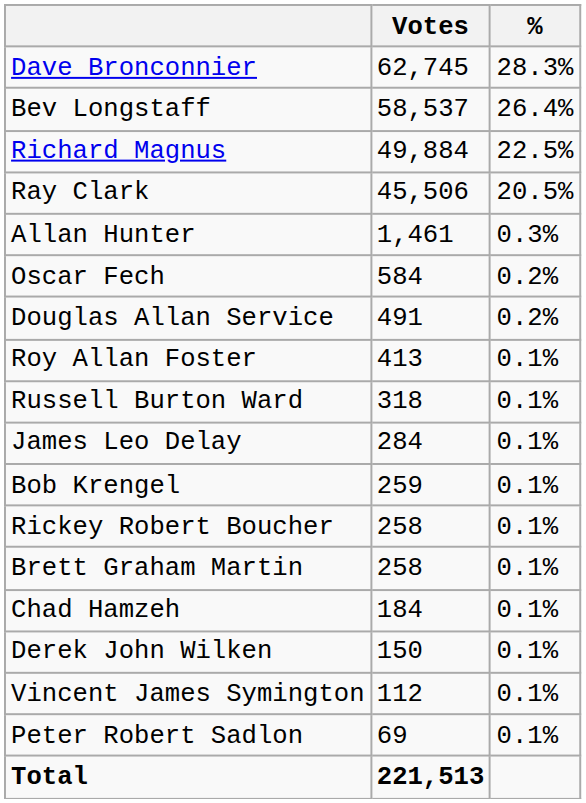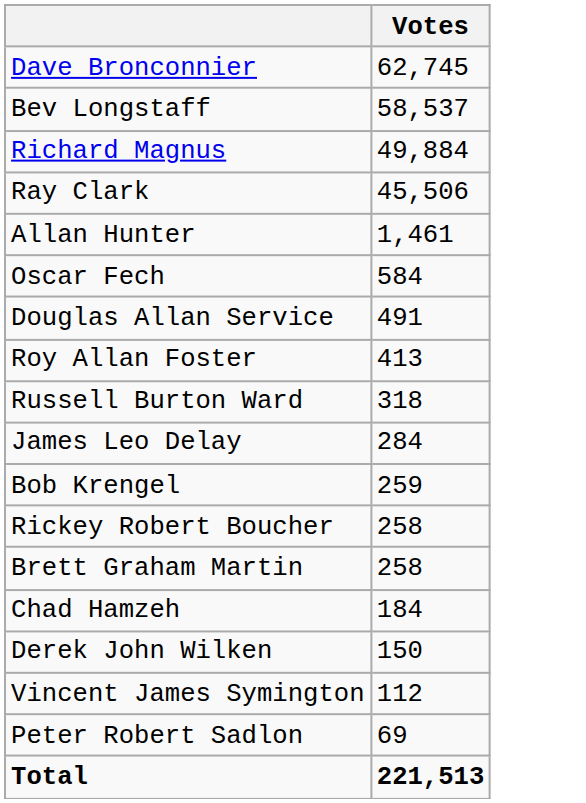- column: (535, 26)
